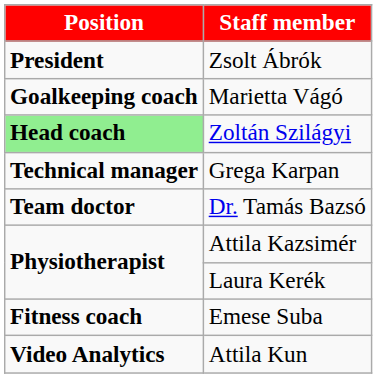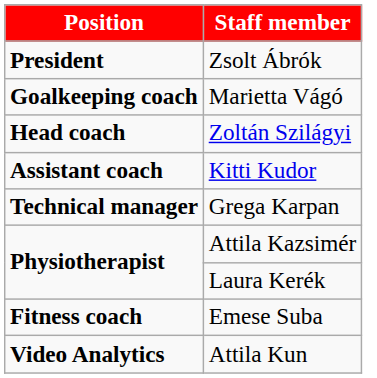(68, 133) lightgreen background -> (68, 133) no background
+ row: (263, 170)
- row: (287, 206)
